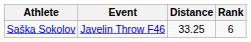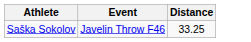- column: (231, 12)
